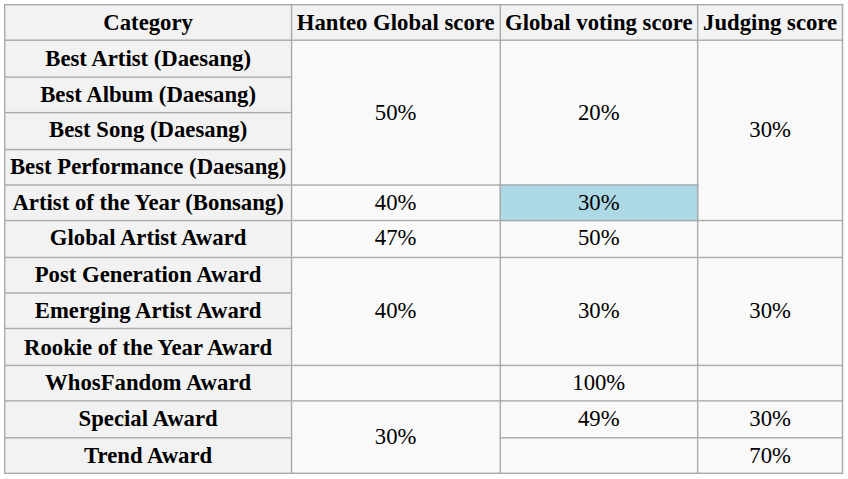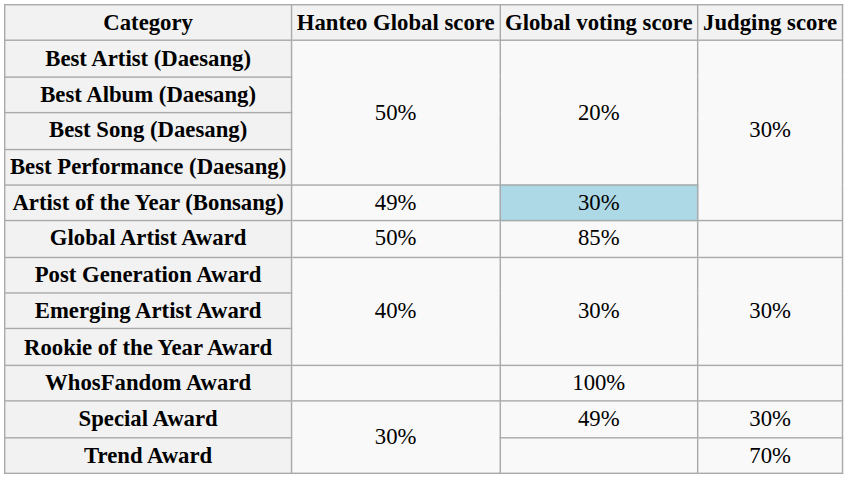(396, 202) 40% -> (396, 202) 49%
(396, 238) 47% -> (396, 238) 50%
(599, 238) 50% -> (599, 238) 85%
